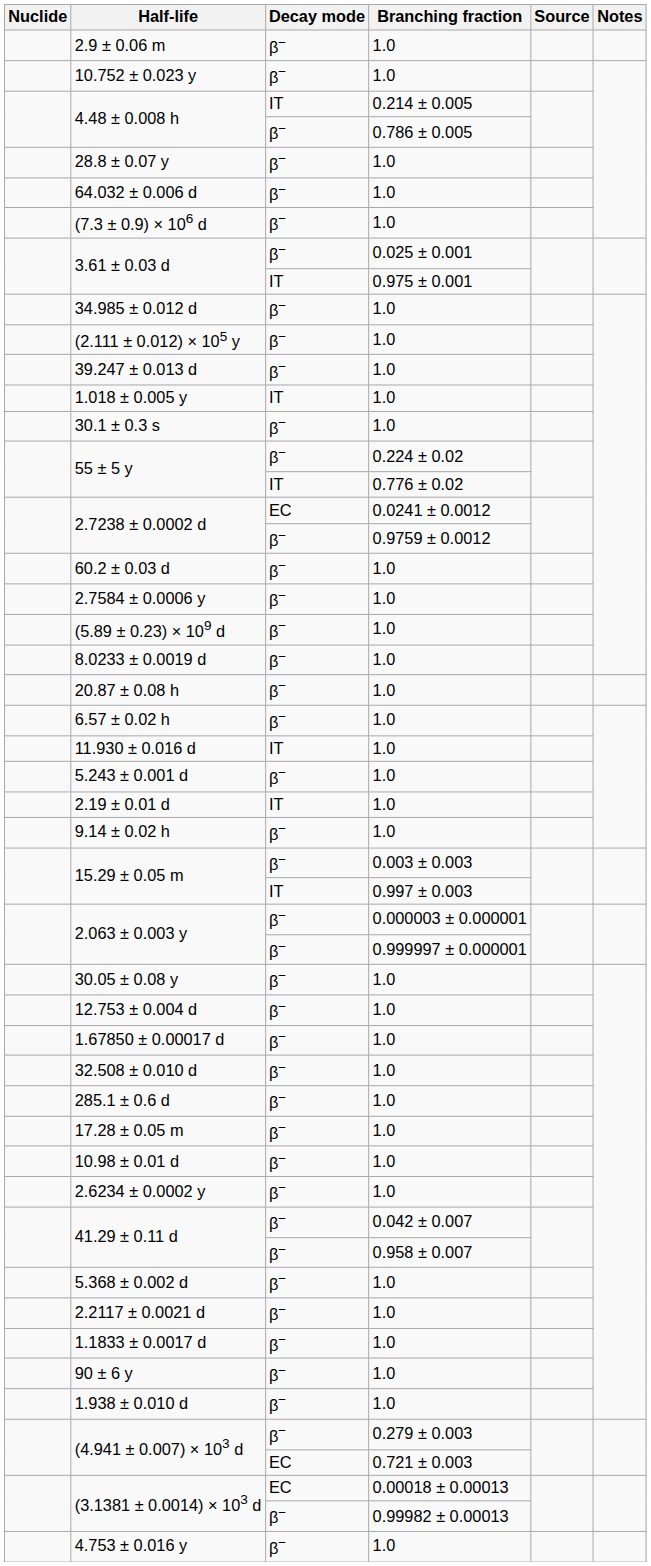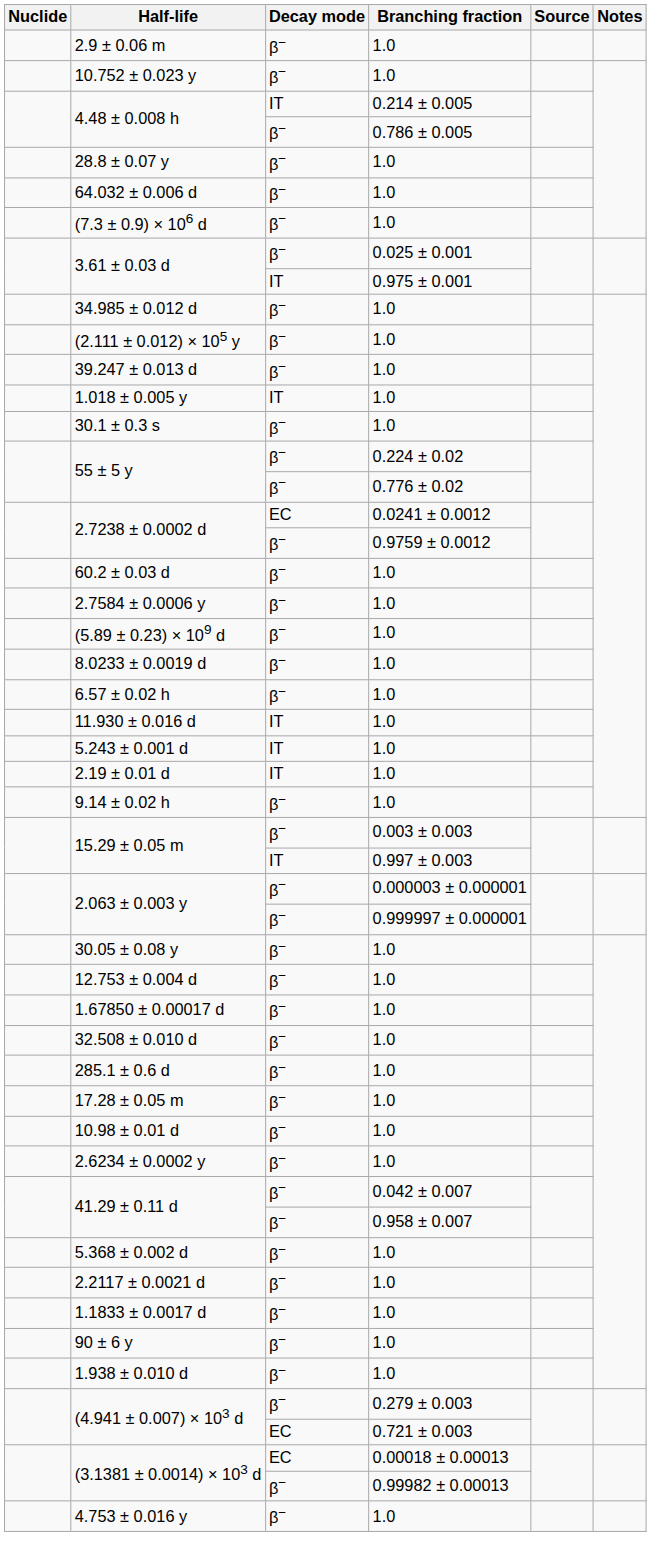(276, 484) IT -> (278, 486) β−
- row: (127, 689)
(278, 776) β− -> (276, 748) IT
